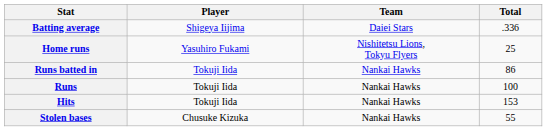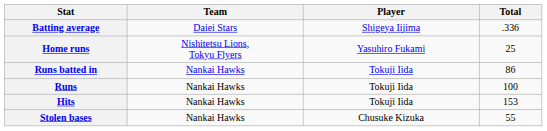columns swapped: (215, 12) <-> (391, 12)
